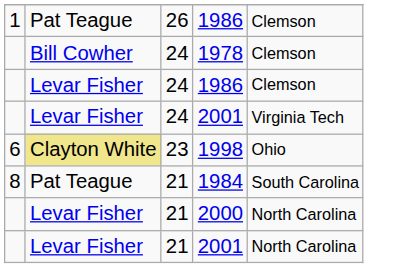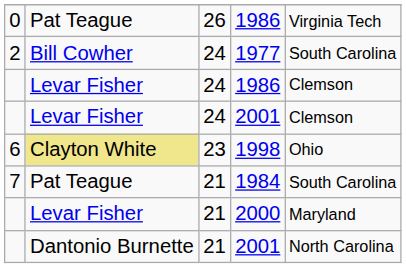(15, 20) 1 -> (15, 20) 0
(284, 21) Clemson -> (335, 21) Virginia Tech
+ row: (214, 52)
- row: (177, 52)
(298, 117) Virginia Tech -> (321, 117) Clemson
(15, 181) 8 -> (15, 181) 7
(304, 214) North Carolina -> (322, 214) Maryland
(86, 246) Levar Fisher -> (112, 246) Dantonio Burnette
